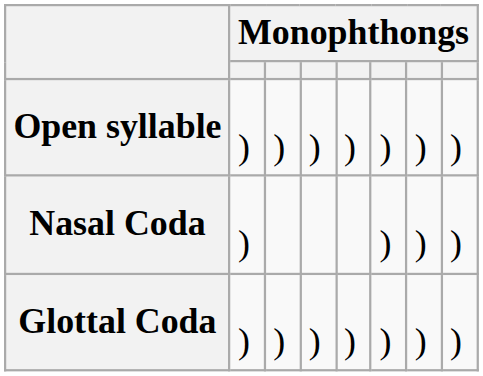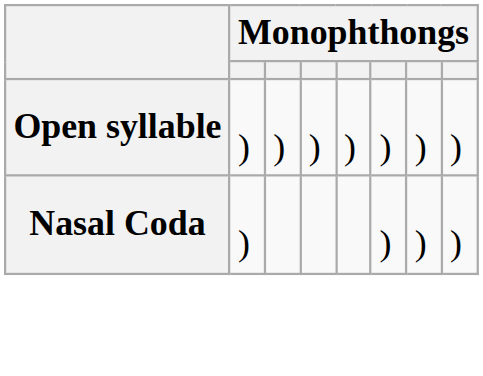- row: (117, 320)
